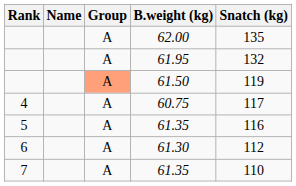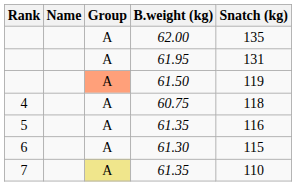(254, 59) 132 -> (254, 59) 131
(254, 103) 117 -> (254, 103) 118
(254, 147) 112 -> (254, 147) 115
(107, 170) no background -> (107, 170) khaki background
